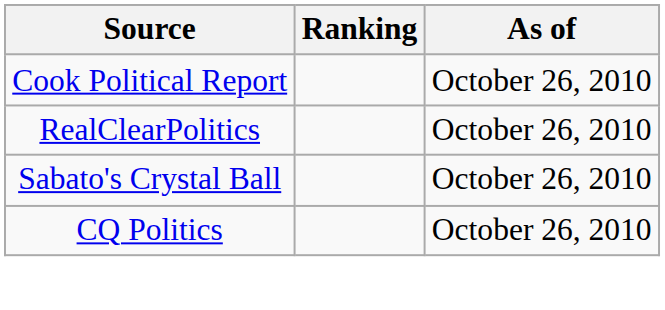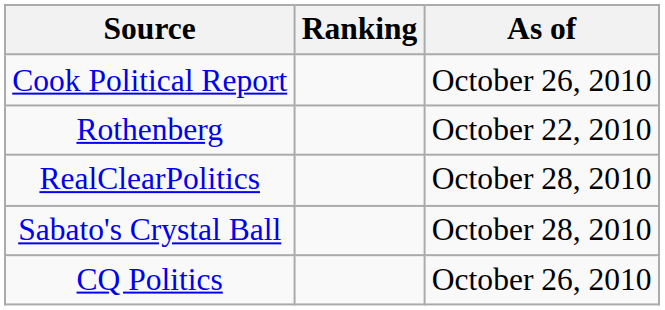+ row: (150, 129)
(542, 129) October 26, 2010 -> (542, 179) October 28, 2010
(542, 179) October 26, 2010 -> (542, 229) October 28, 2010
